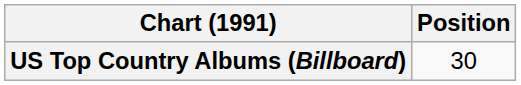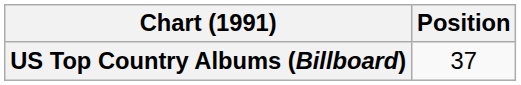(464, 60) 30 -> (464, 60) 37
